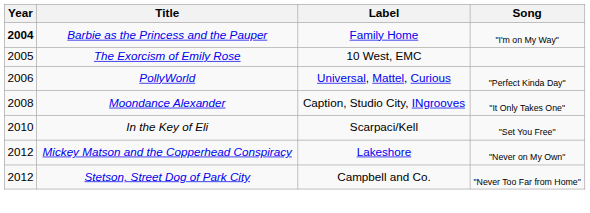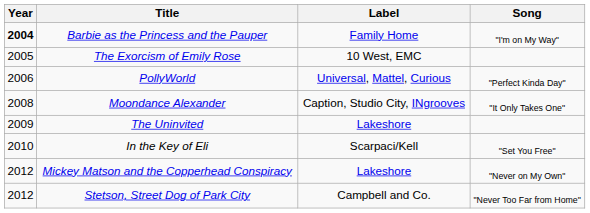+ row: (167, 124)
